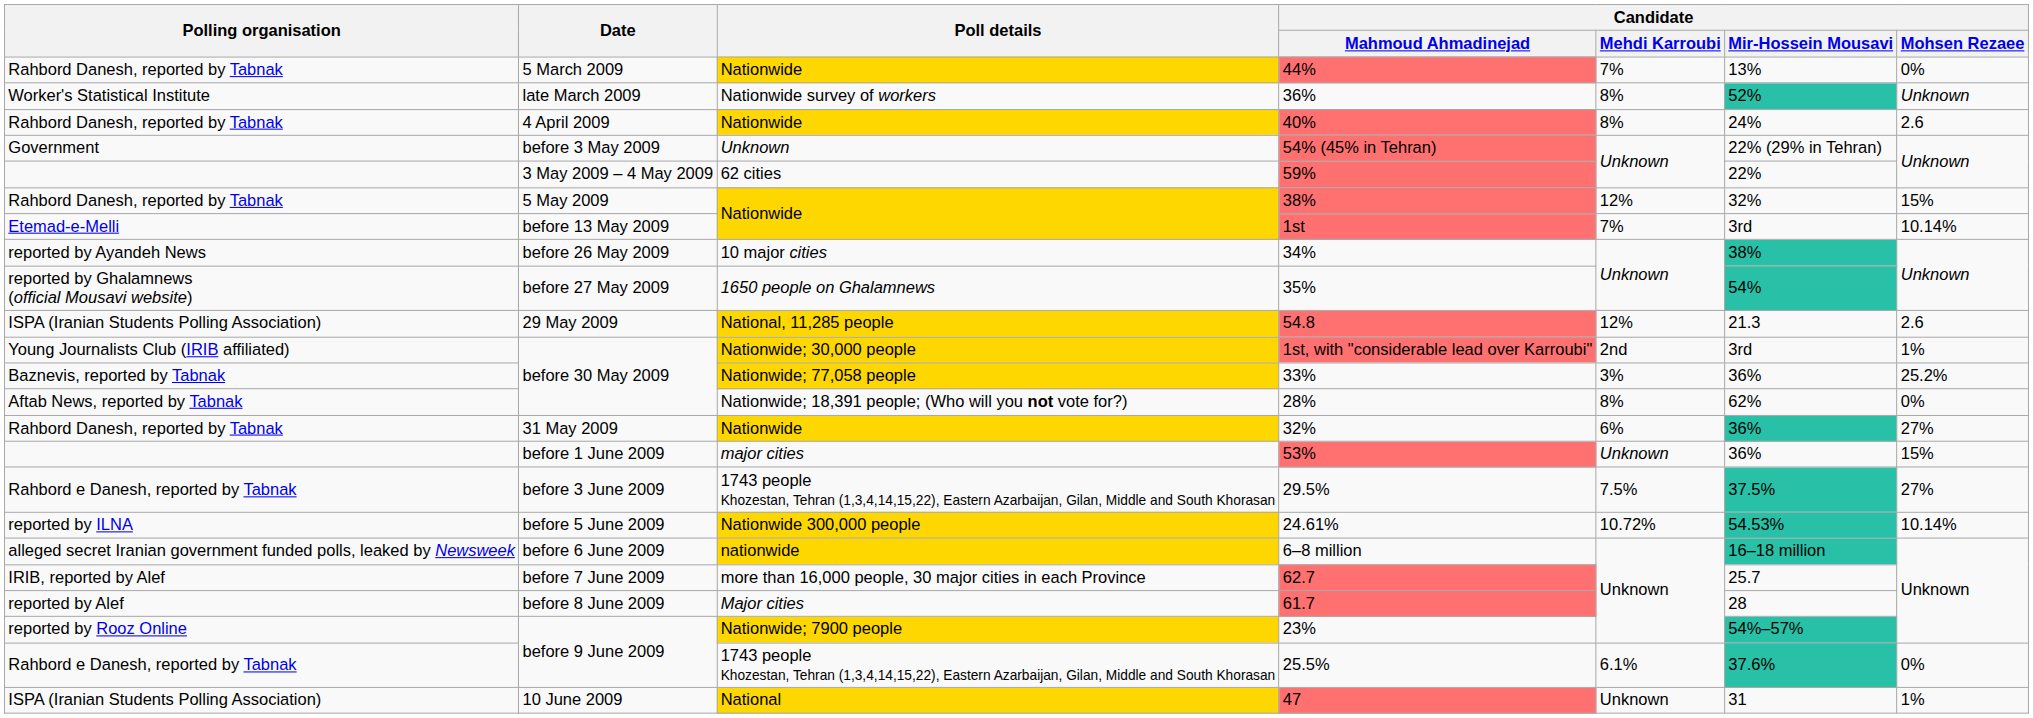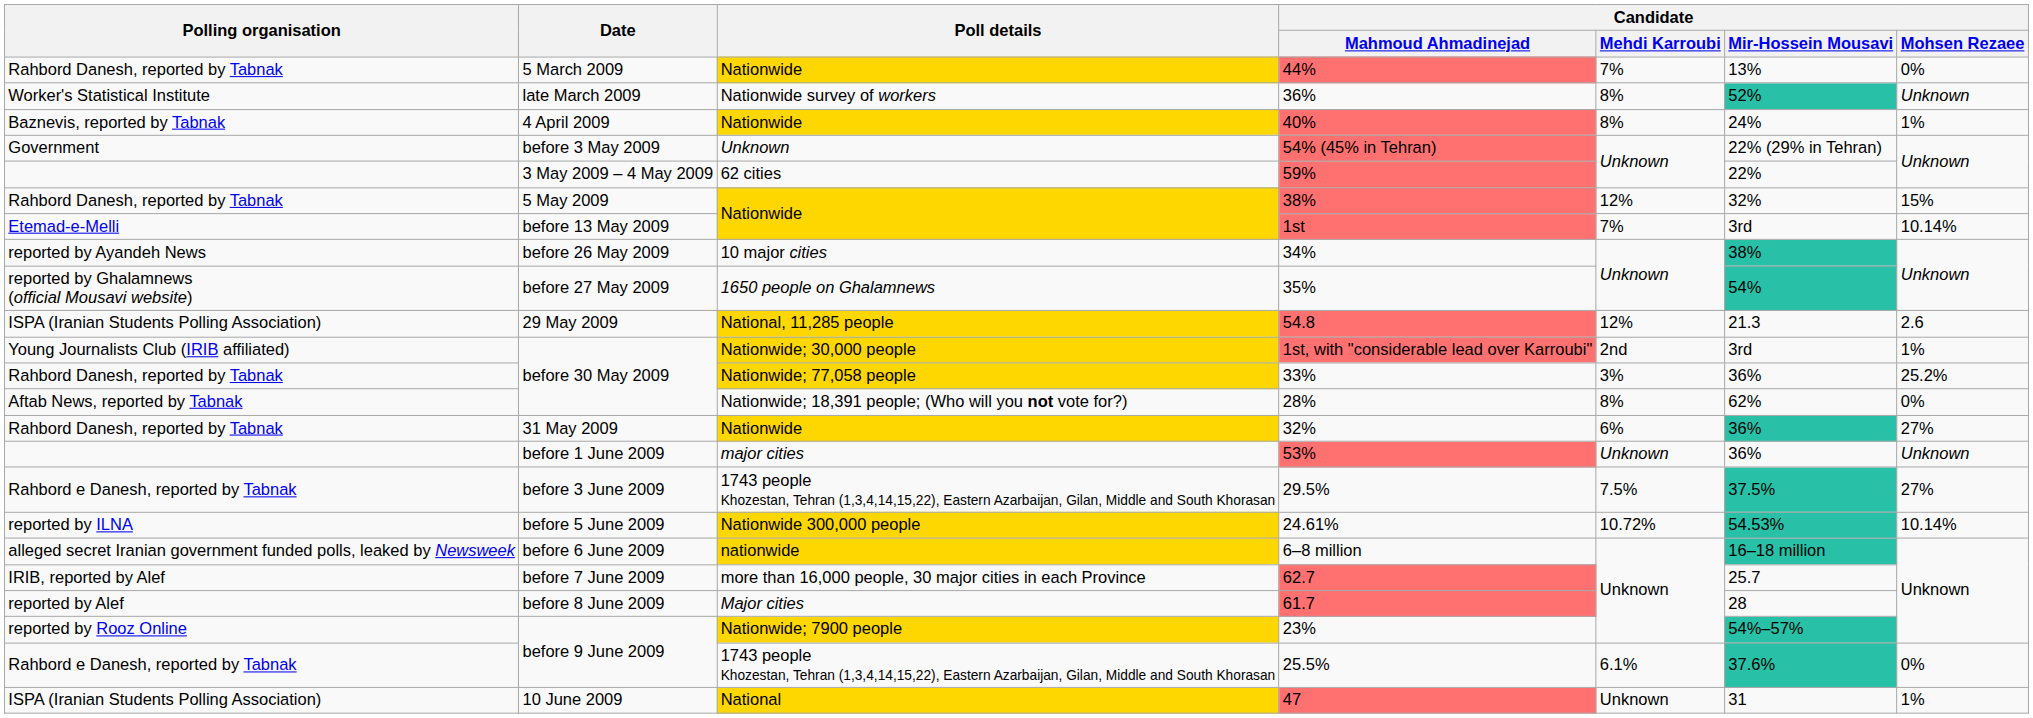(146, 122) Rahbord Danesh, reported by Tabnak -> (117, 122) Baznevis, reported by Tabnak
(1912, 122) 2.6 -> (1913, 122) 1%
(117, 375) Baznevis, reported by Tabnak -> (146, 375) Rahbord Danesh, reported by Tabnak
(1917, 454) 15% -> (1935, 454) Unknown
